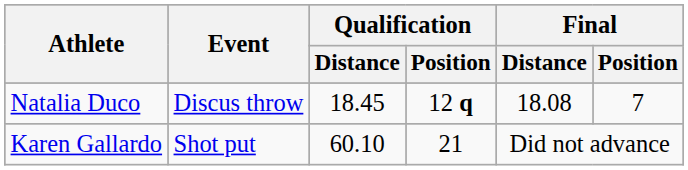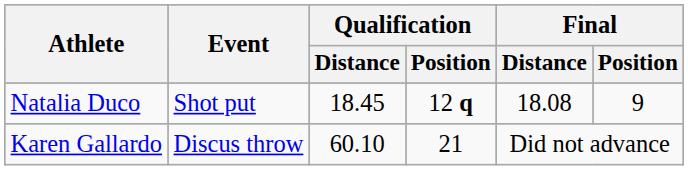(238, 103) Discus throw -> (215, 103) Shot put
(638, 103) 7 -> (638, 103) 9
(215, 144) Shot put -> (238, 144) Discus throw
